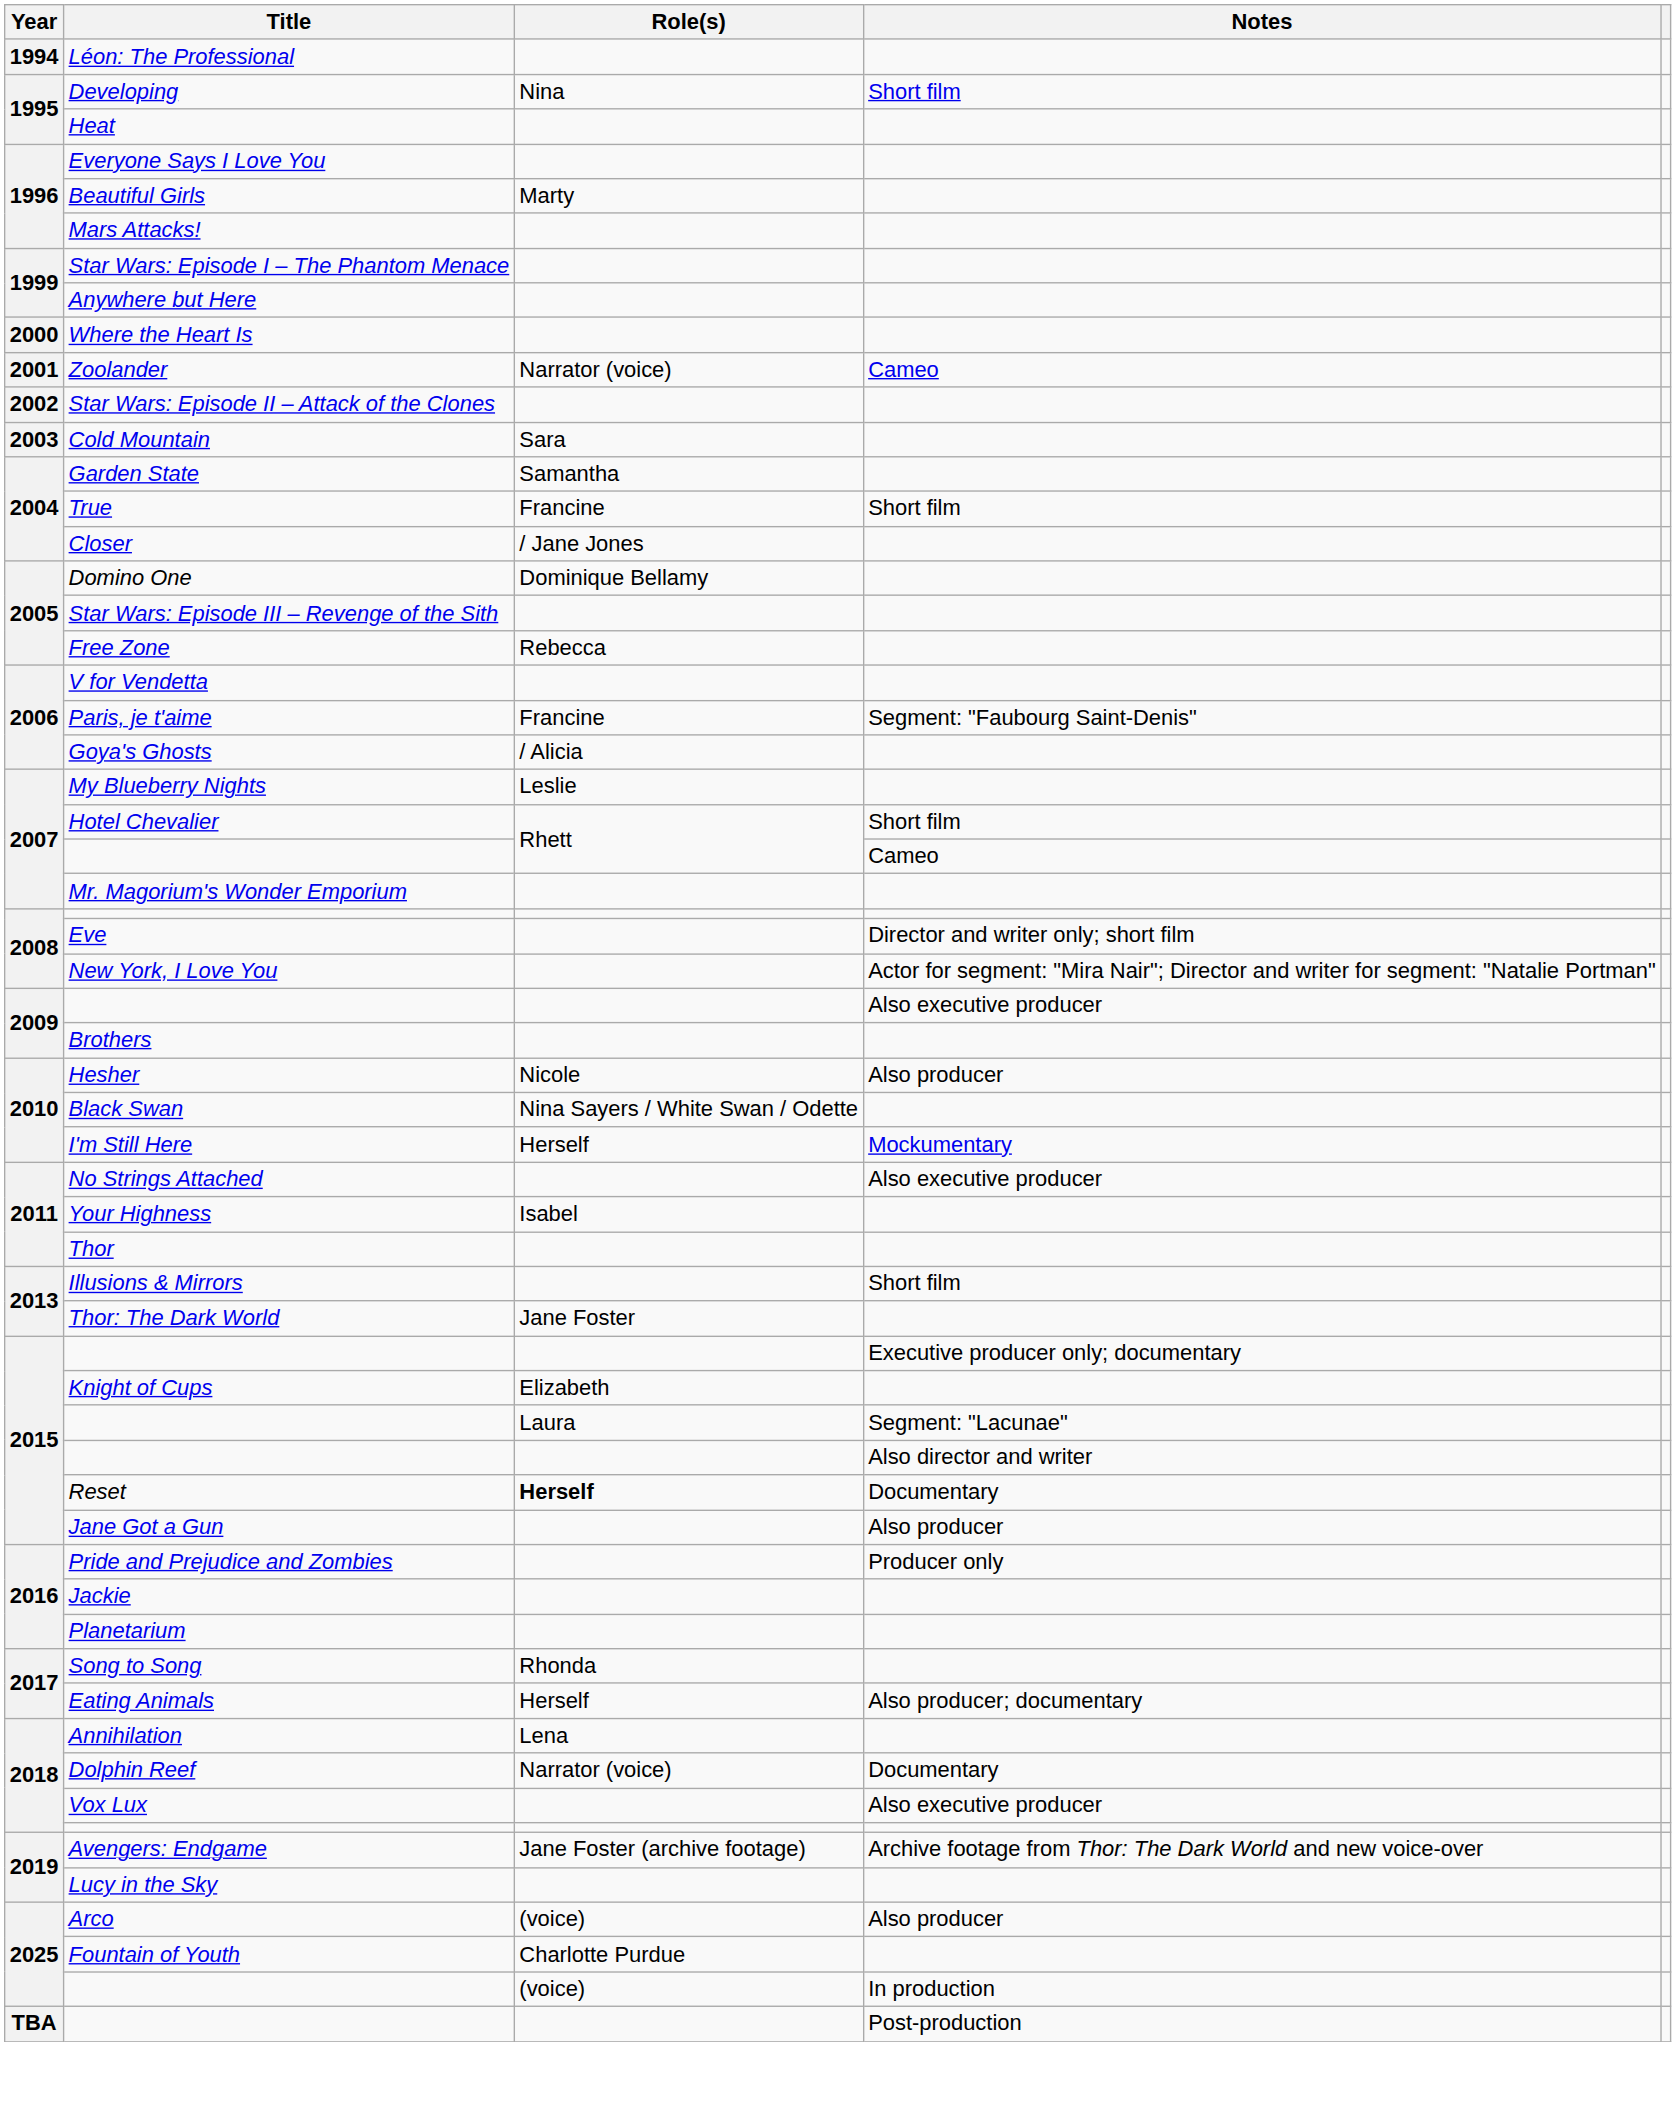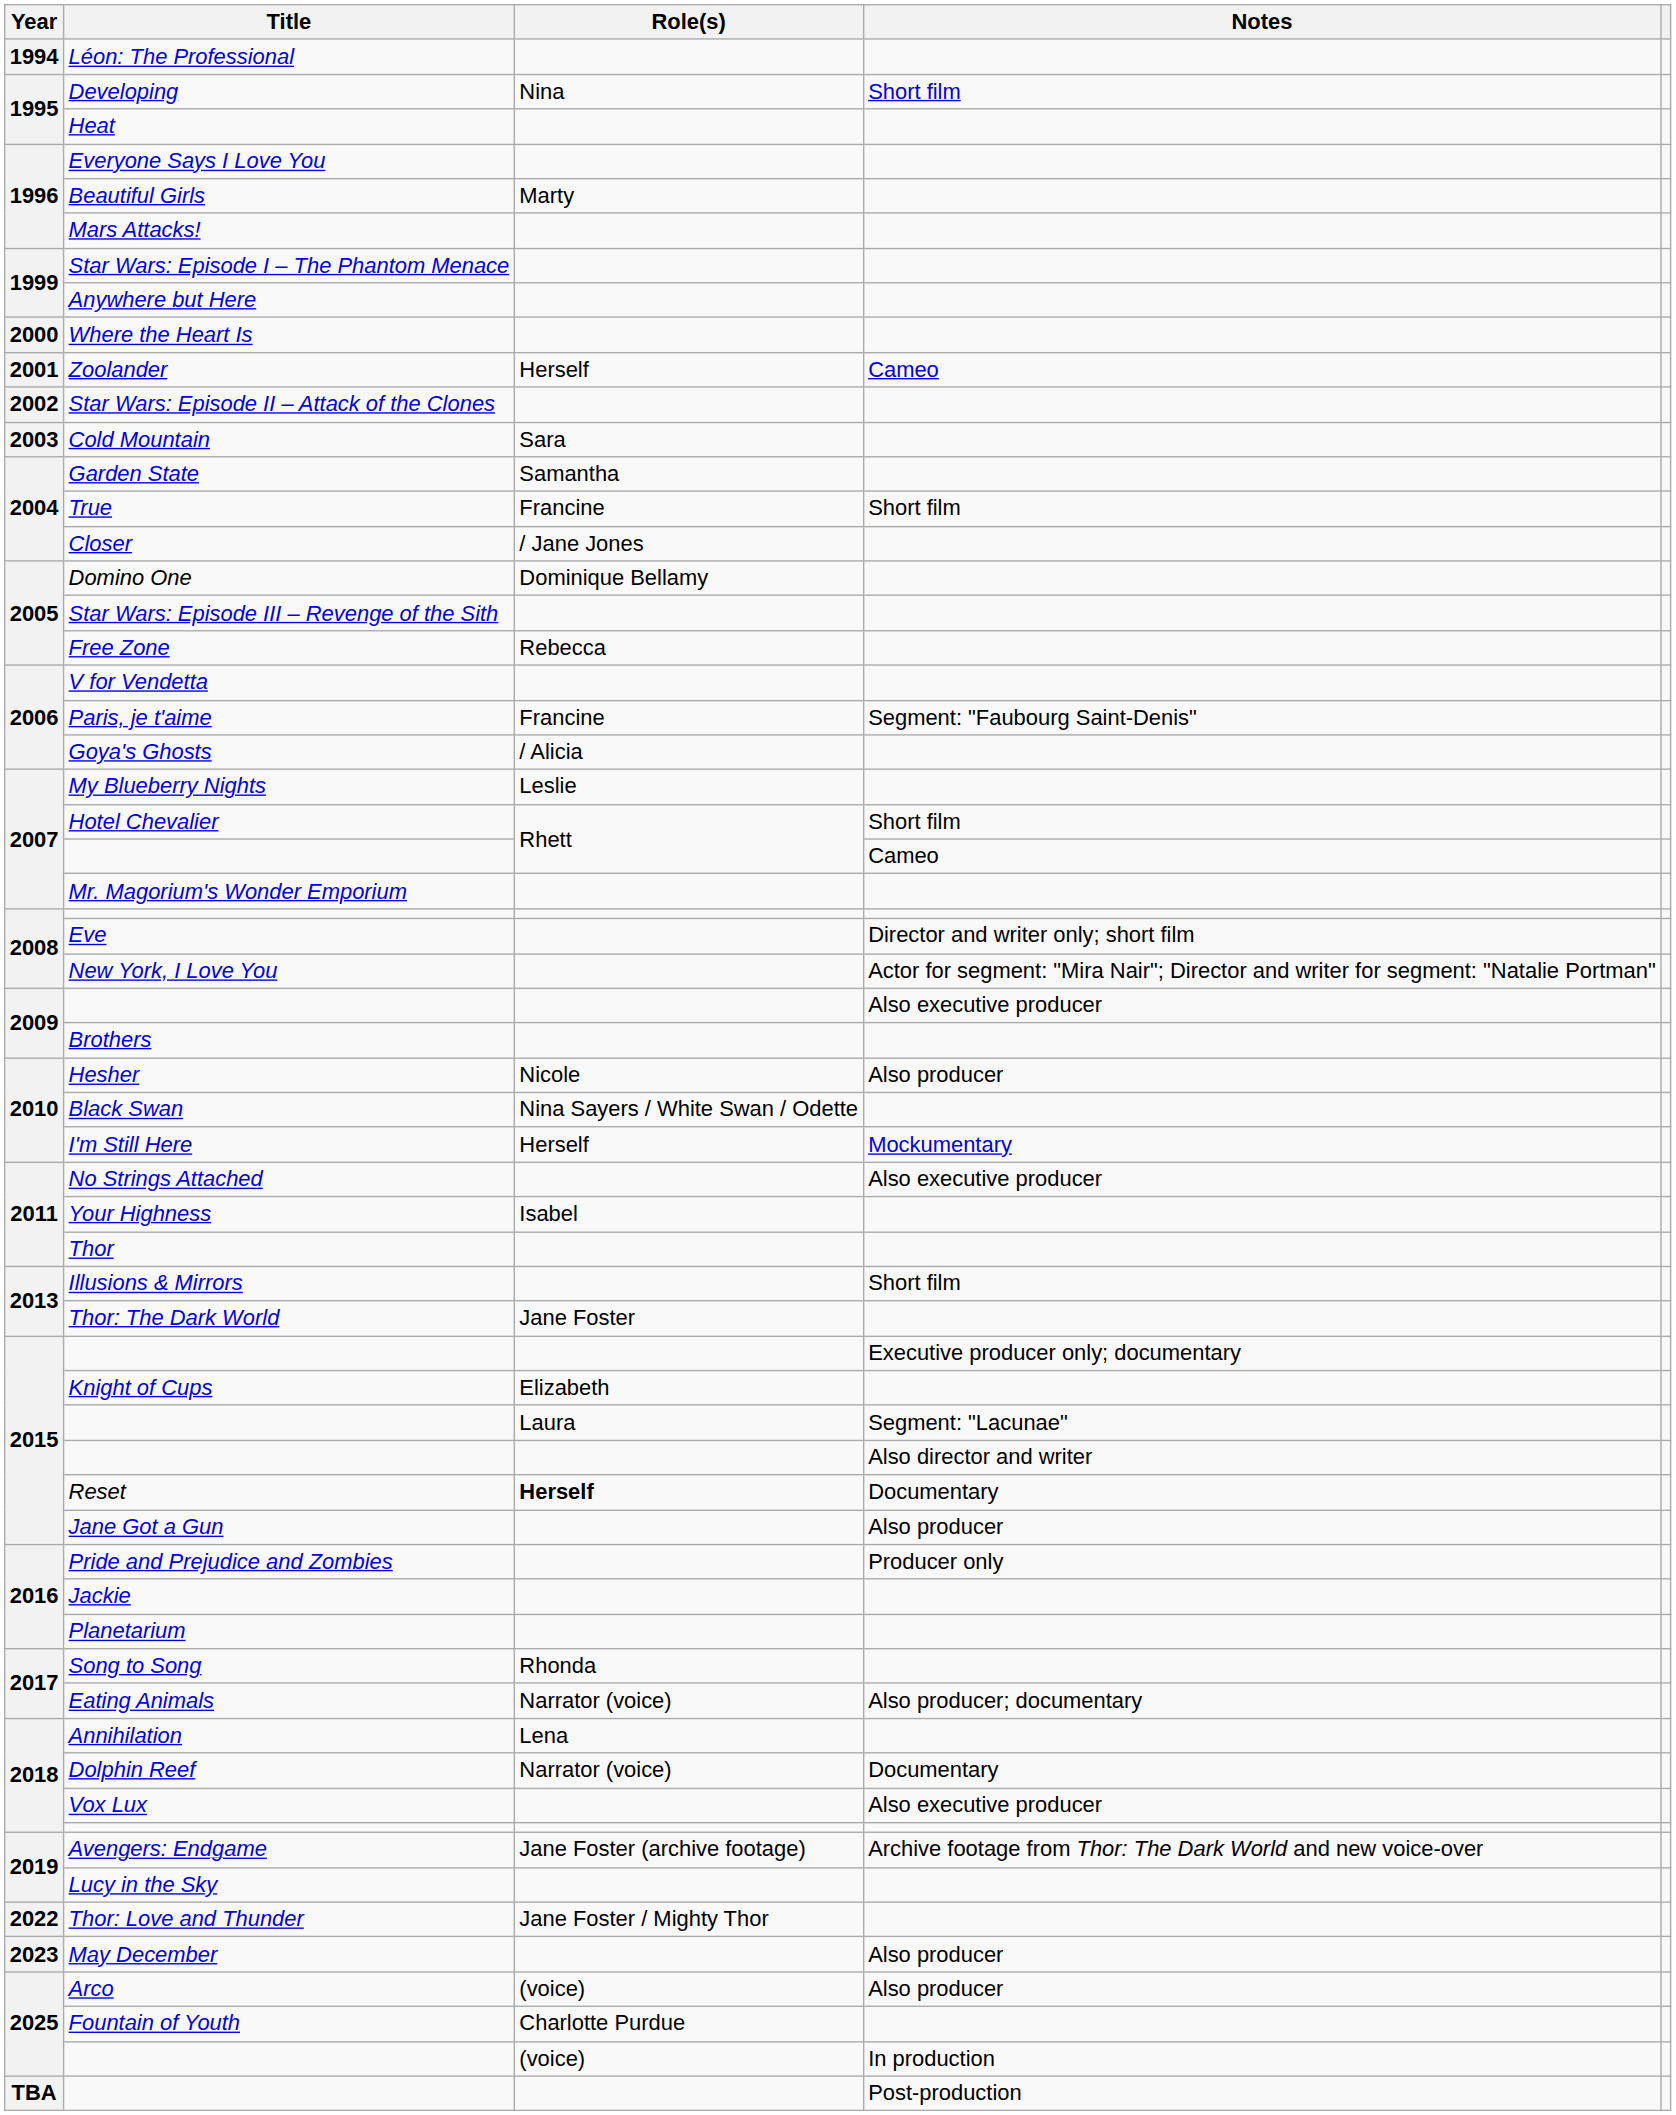(595, 369) Narrator (voice) -> (554, 369) Herself
(554, 1700) Herself -> (595, 1700) Narrator (voice)
+ row: (186, 1919)
+ row: (143, 1954)
